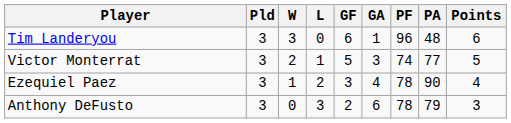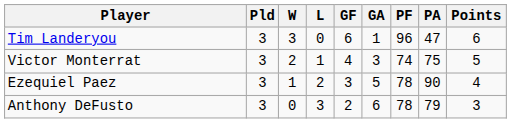(432, 39) 48 -> (432, 39) 47
(348, 61) 5 -> (348, 61) 4
(432, 61) 77 -> (432, 61) 75
(376, 84) 4 -> (376, 84) 5
